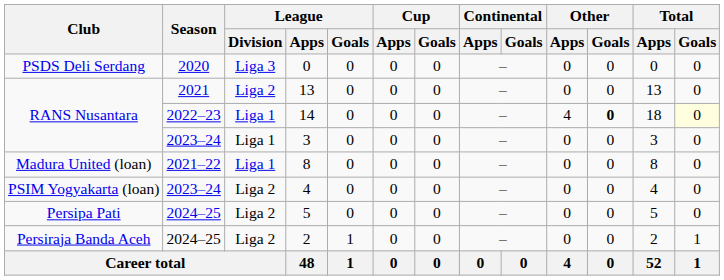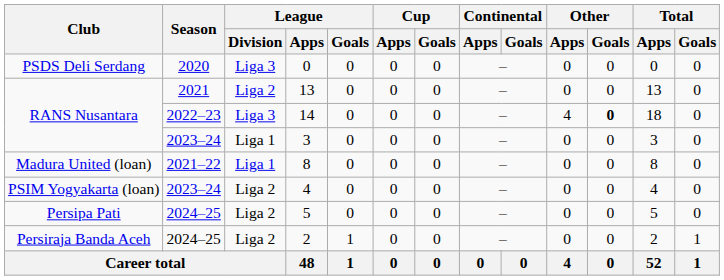(255, 115) Liga 1 -> (255, 115) Liga 3
(697, 115) lightyellow background -> (697, 115) no background
